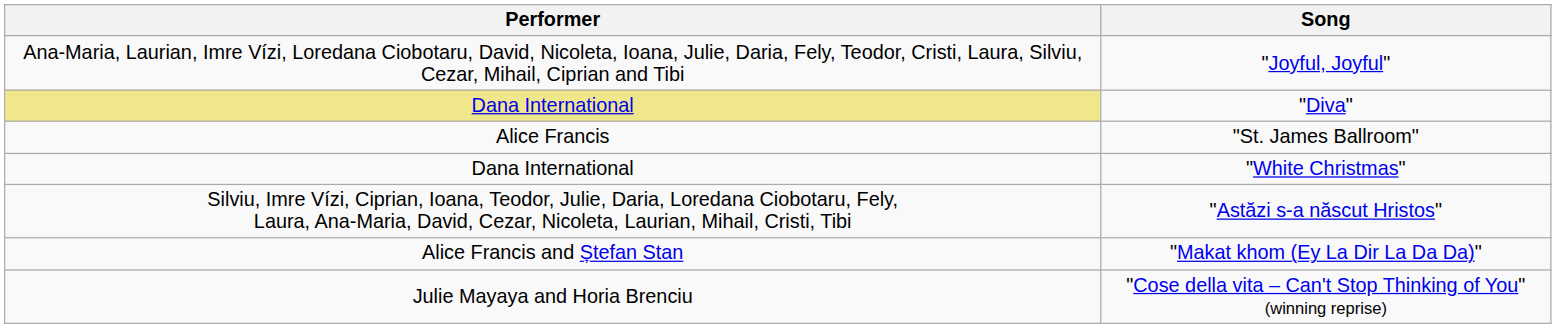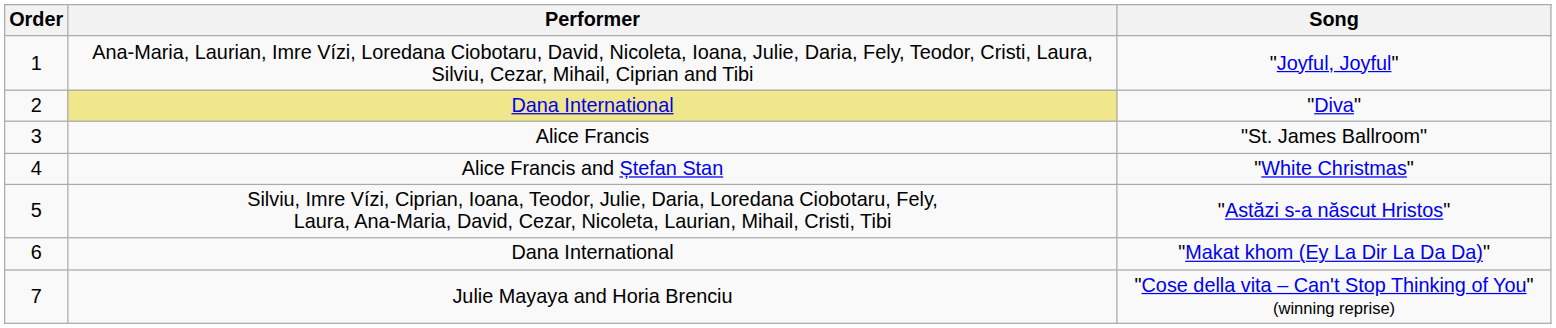+ column: (36, 20)
(553, 168) Dana International -> (593, 168) Alice Francis and Ștefan Stan
(553, 253) Alice Francis and Ștefan Stan -> (593, 253) Dana International
